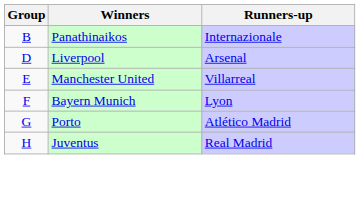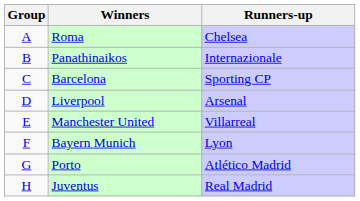+ row: (68, 36)
+ row: (79, 79)
